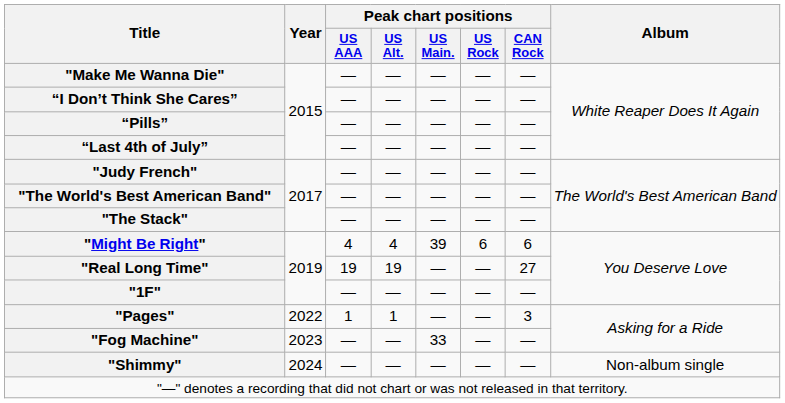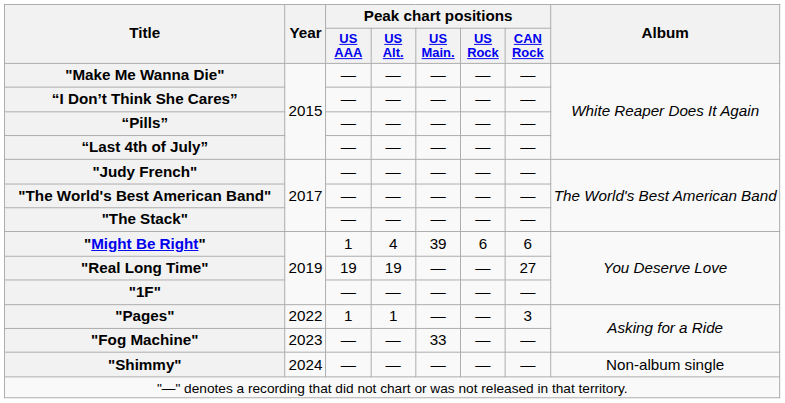(348, 244) 4 -> (348, 244) 1
